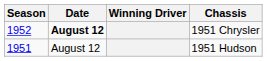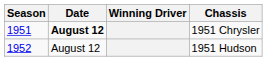(19, 31) 1952 -> (19, 31) 1951
(19, 48) 1951 -> (19, 48) 1952
